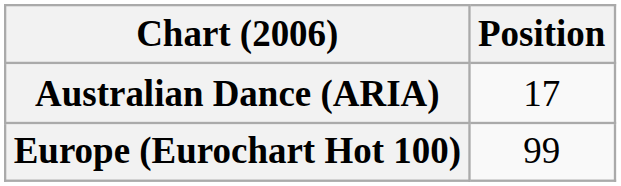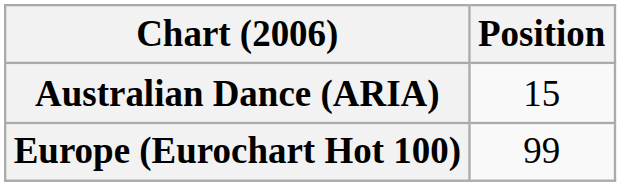(542, 92) 17 -> (542, 92) 15
